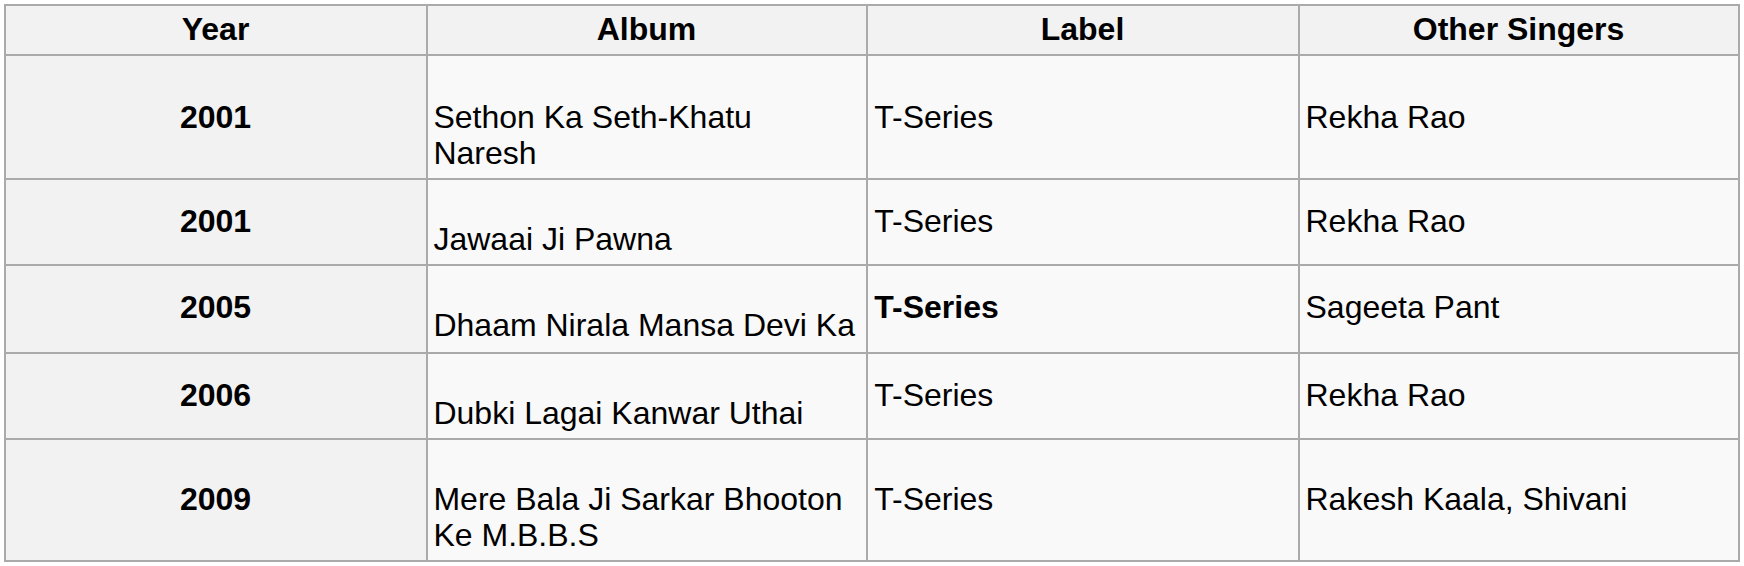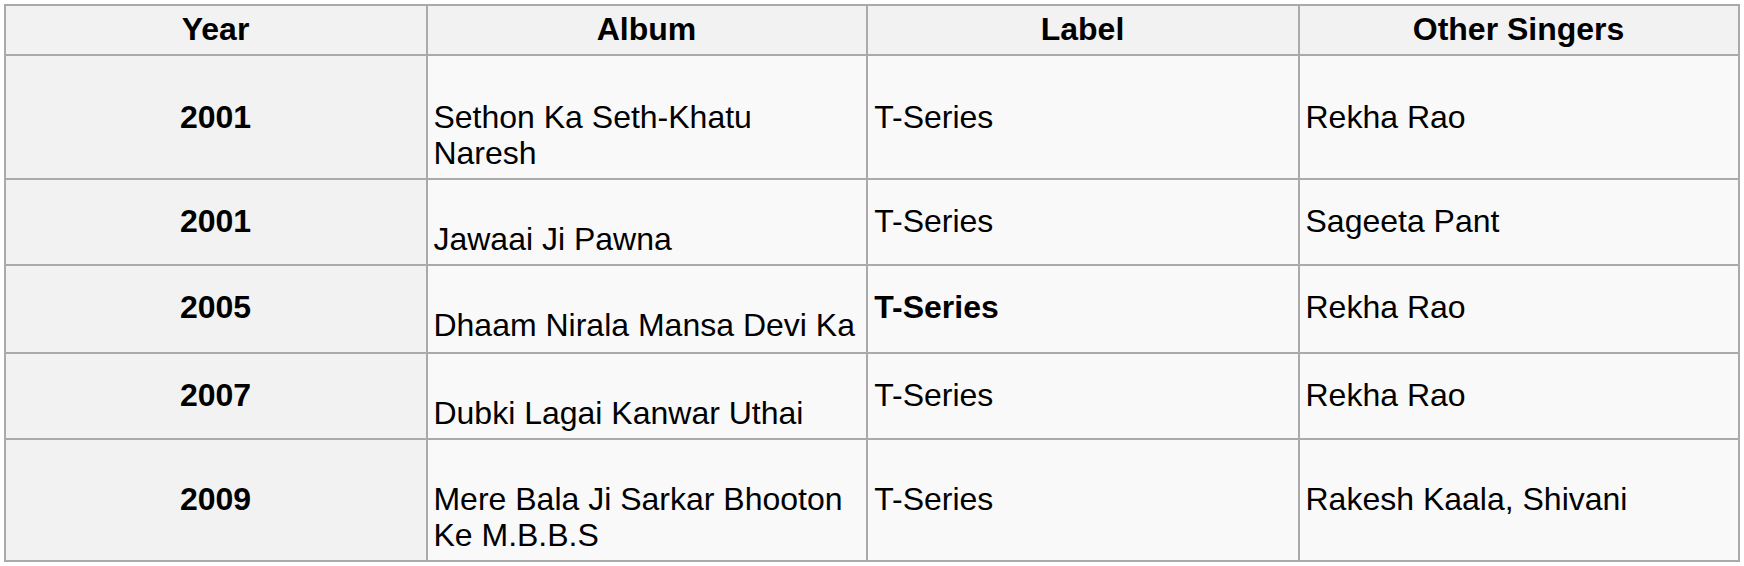(1386, 221) Rekha Rao -> (1402, 221) Sageeta Pant
(1402, 308) Sageeta Pant -> (1386, 308) Rekha Rao
(216, 394) 2006 -> (216, 394) 2007
